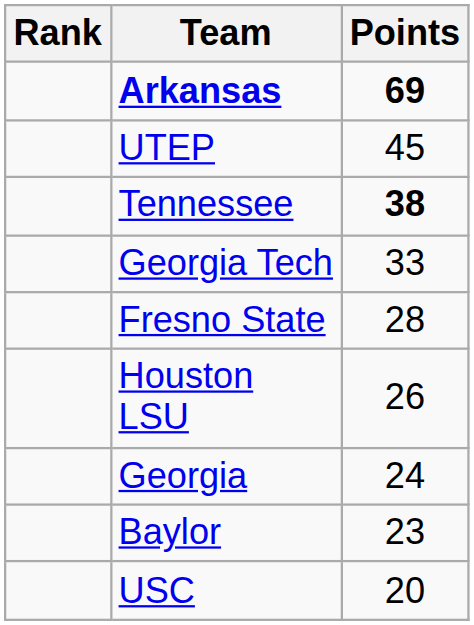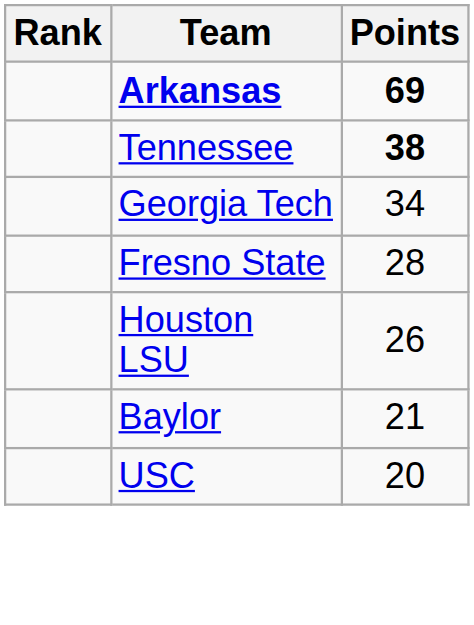- row: (167, 147)
(405, 262) 33 -> (405, 205) 34
- row: (183, 475)
(405, 532) 23 -> (405, 417) 21
